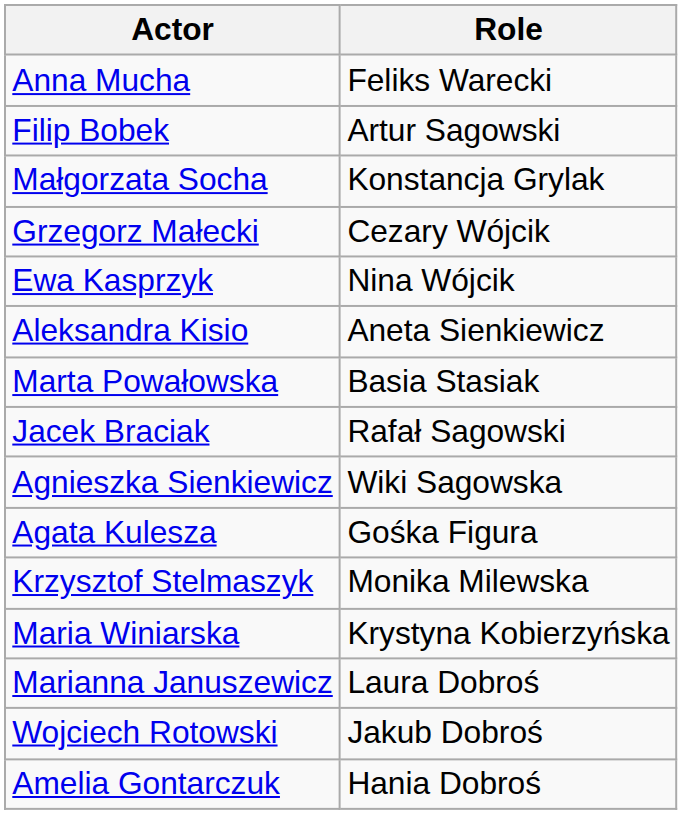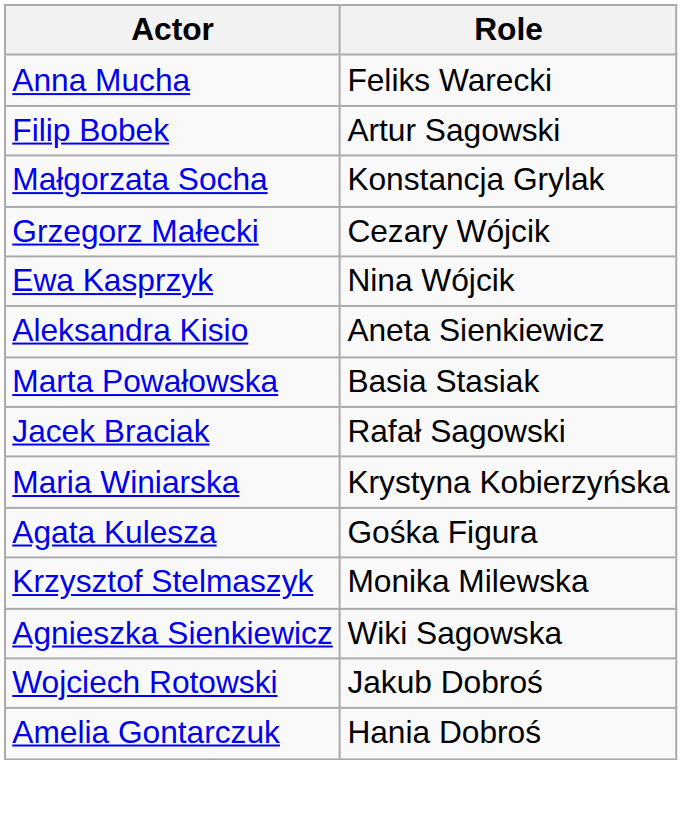rows swapped: (173, 481) <-> (126, 632)
- row: (173, 682)
